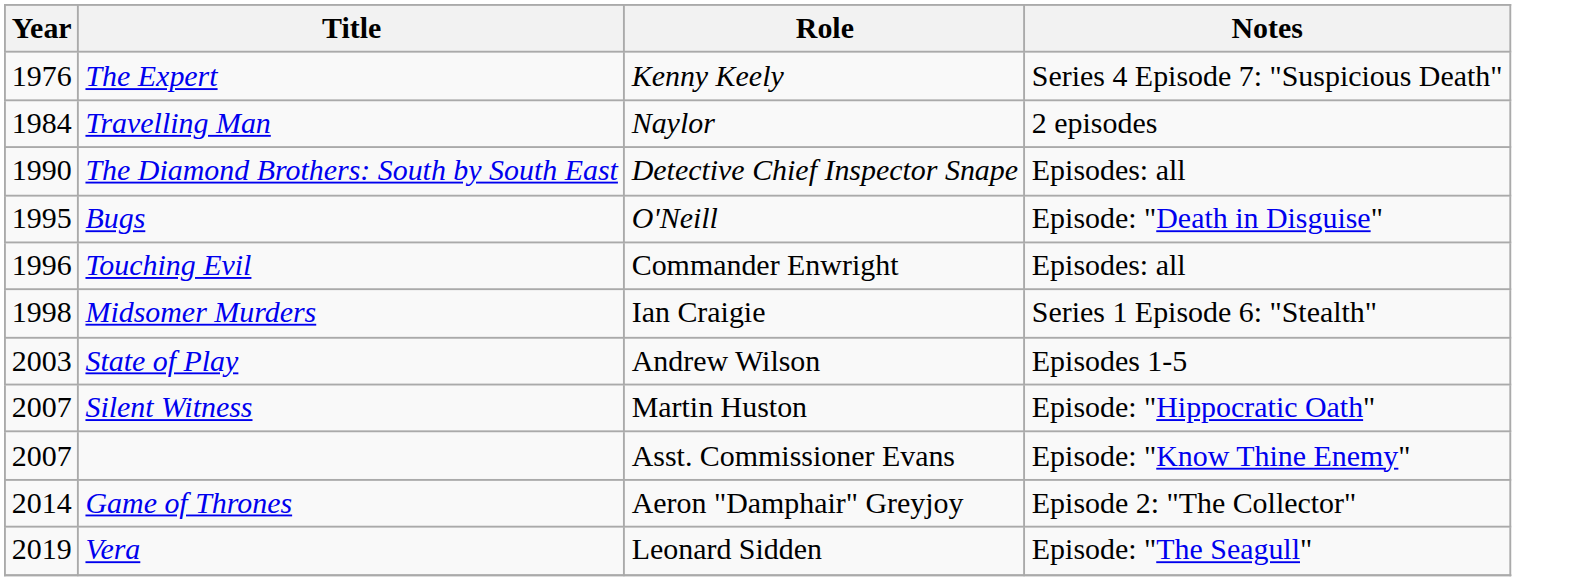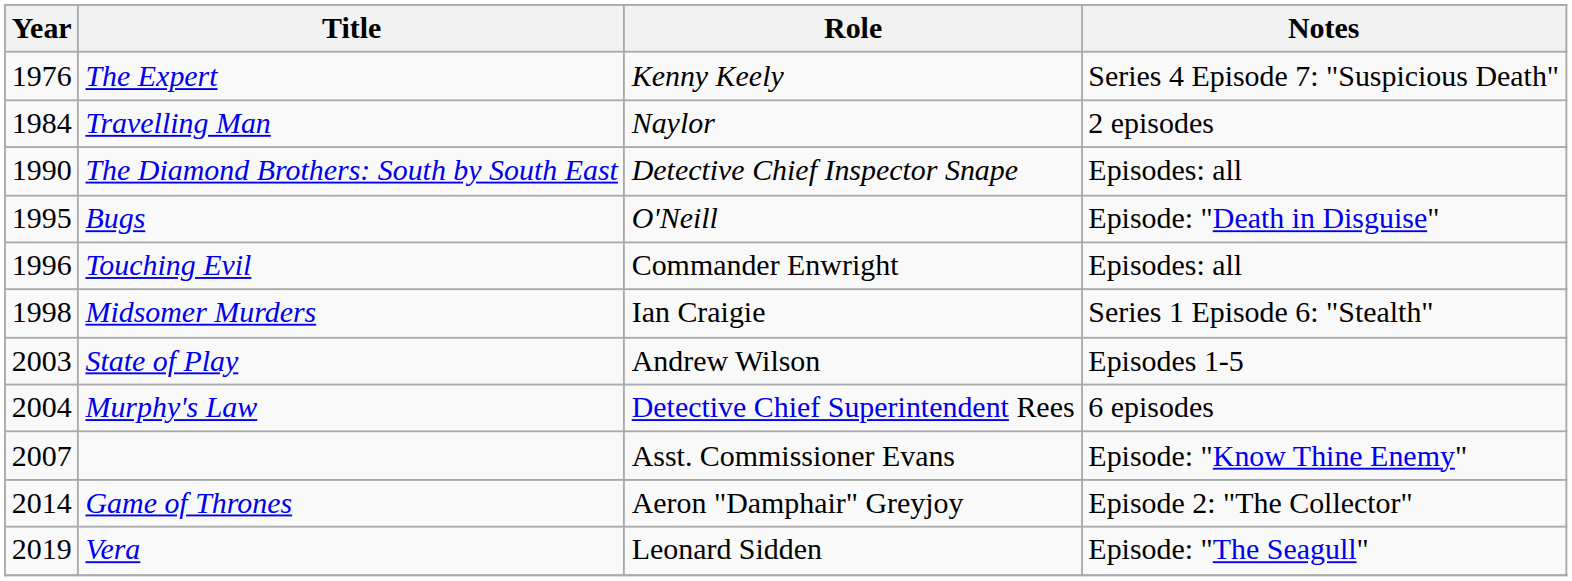+ row: (171, 407)
- row: (169, 407)
